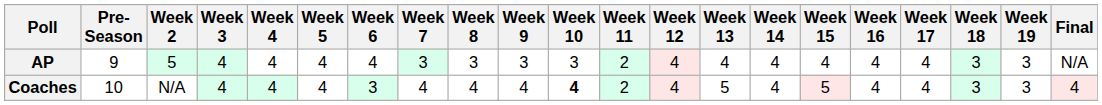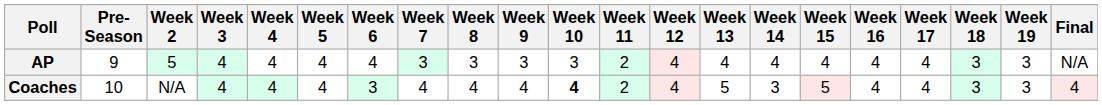(775, 88) 4 -> (775, 88) 3
